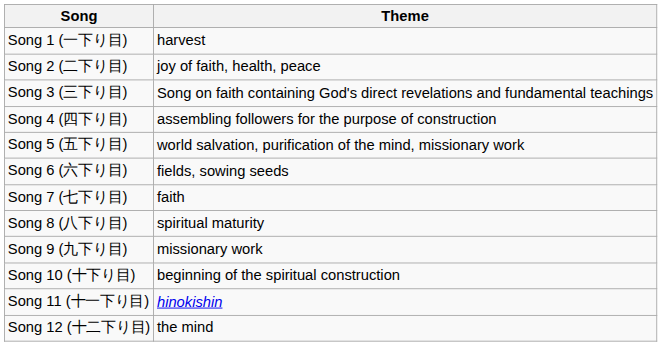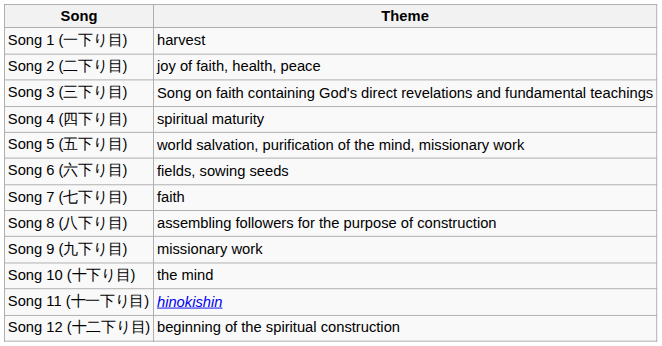(327, 119) assembling followers for the purpose of construction -> (211, 119) spiritual maturity
(211, 223) spiritual maturity -> (327, 223) assembling followers for the purpose of construction
(278, 275) beginning of the spiritual construction -> (185, 275) the mind
(185, 328) the mind -> (278, 328) beginning of the spiritual construction
